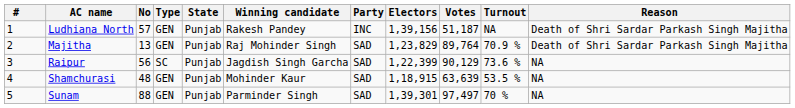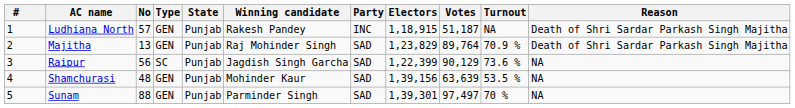(413, 29) 1,39,156 -> (413, 29) 1,18,915
(413, 79) 1,18,915 -> (413, 79) 1,39,156
